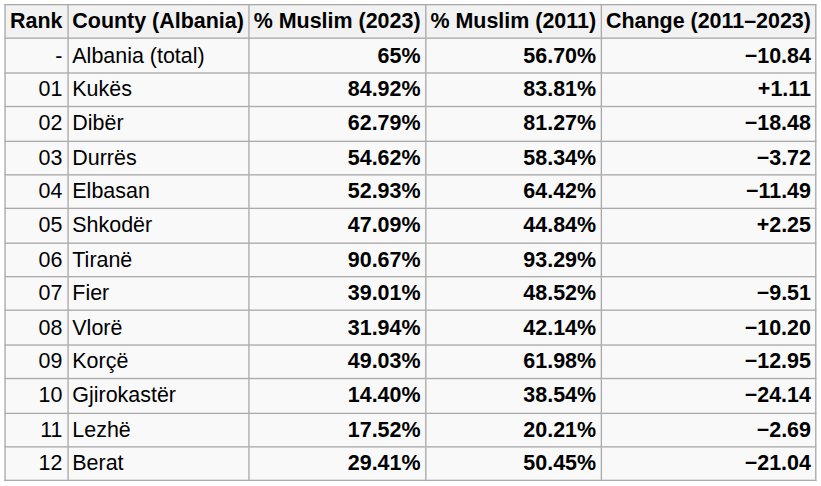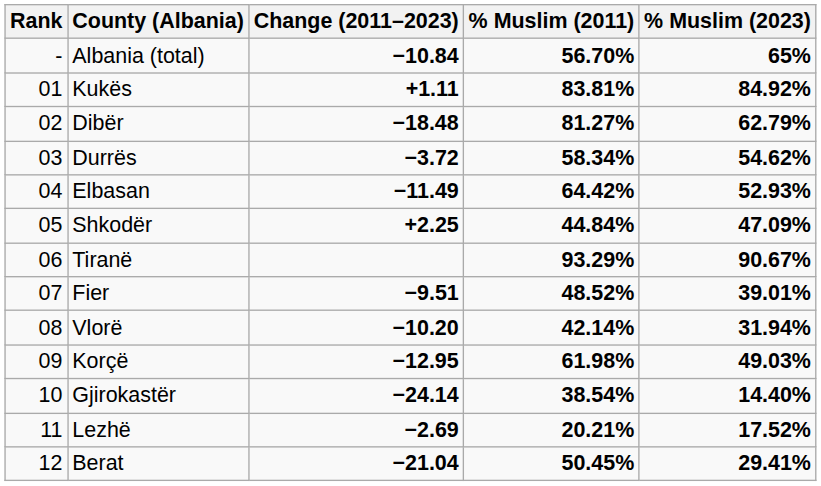columns swapped: (337, 21) <-> (708, 21)
